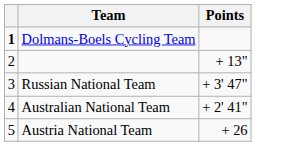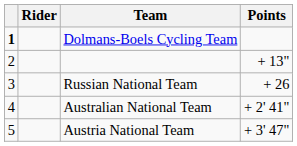+ column: (39, 15)
(225, 84) + 3' 47" -> (276, 84) + 26
(234, 130) + 26 -> (267, 130) + 3' 47"
